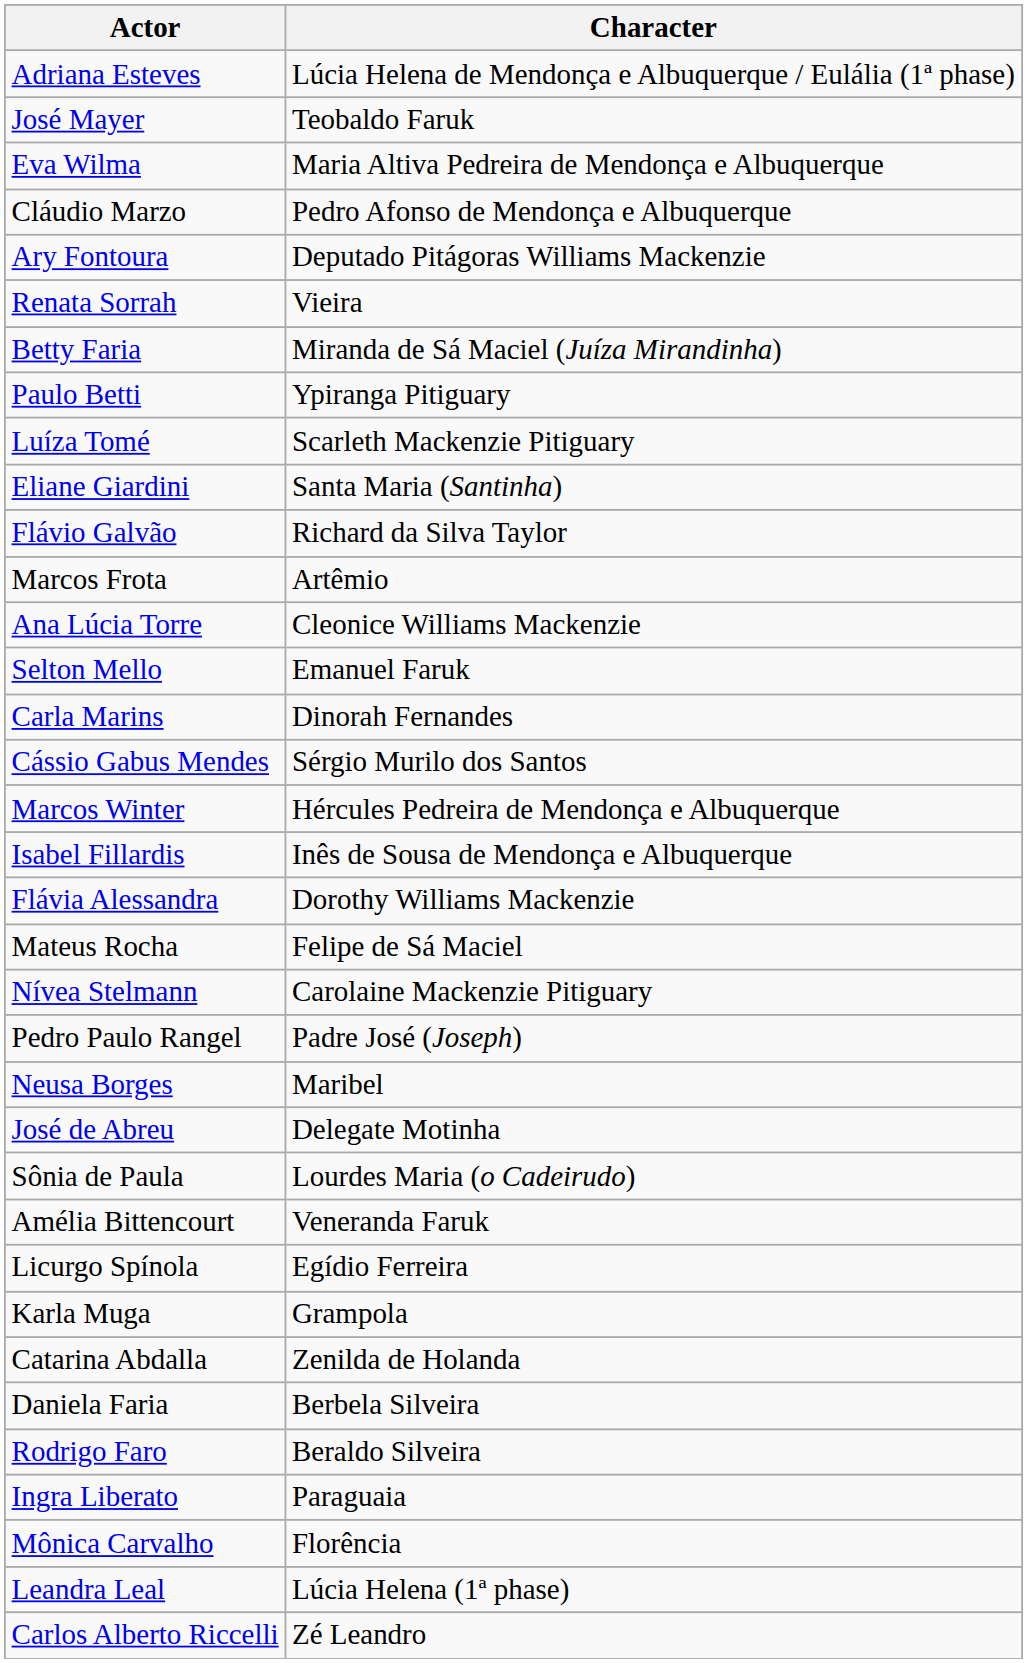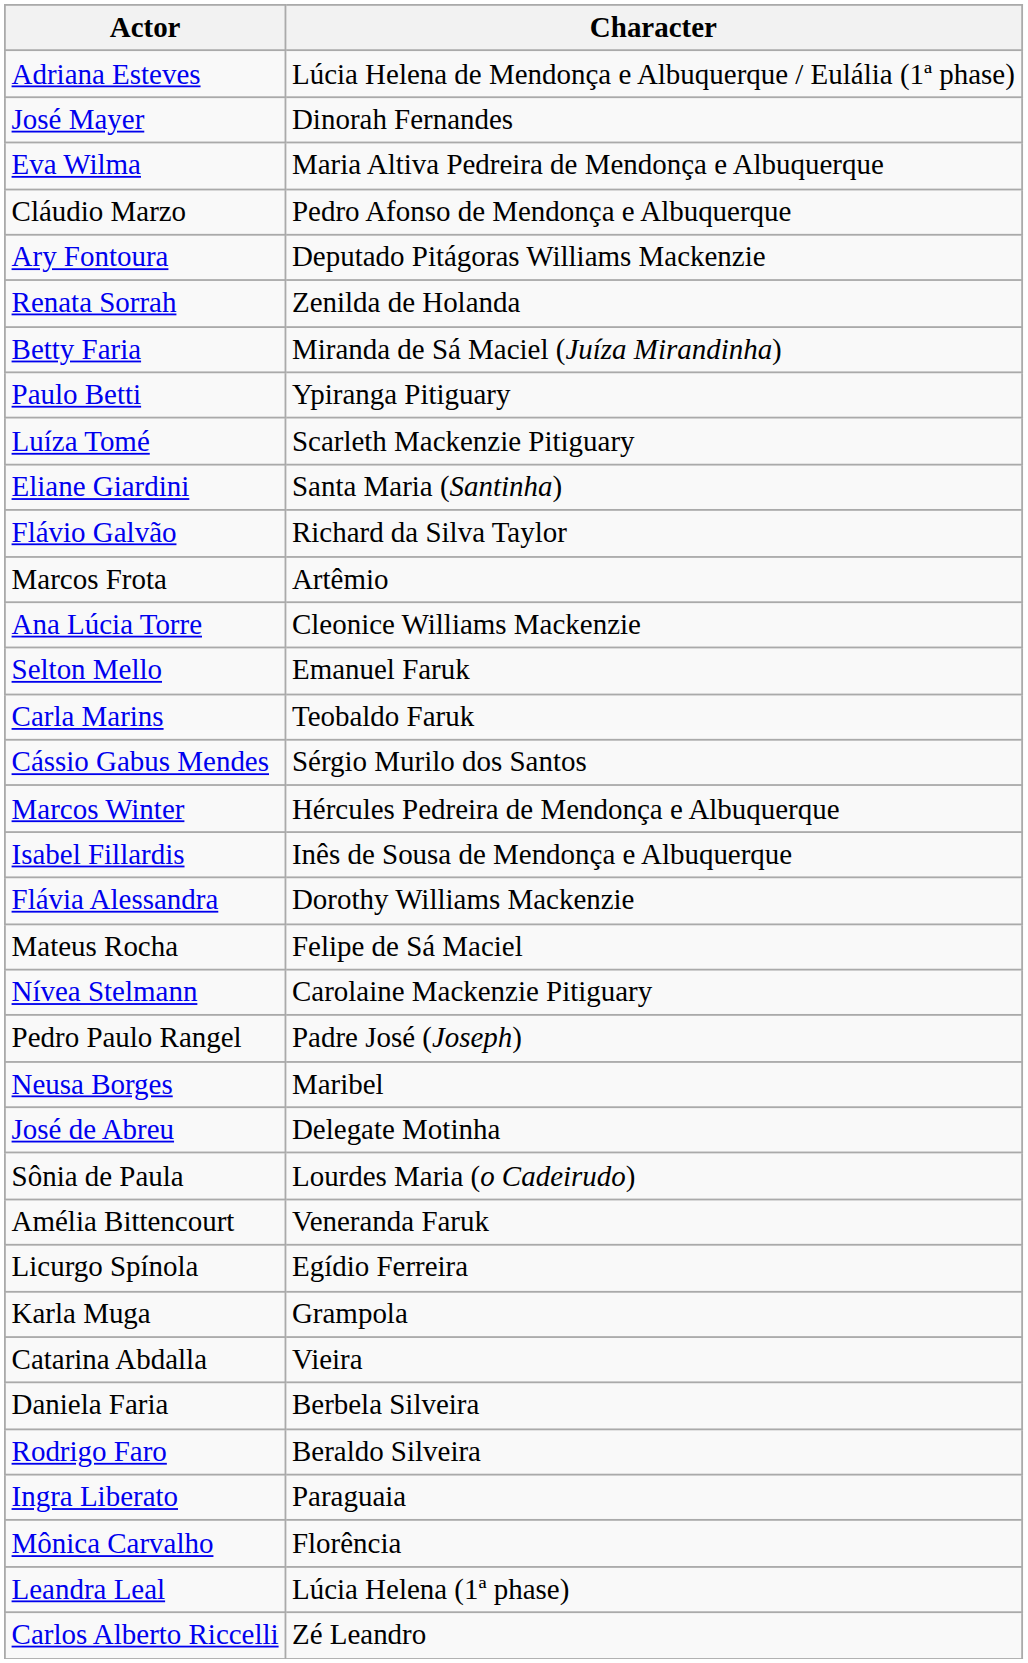(383, 119) Teobaldo Faruk -> (403, 119) Dinorah Fernandes
(327, 303) Vieira -> (406, 303) Zenilda de Holanda
(403, 716) Dinorah Fernandes -> (383, 716) Teobaldo Faruk
(406, 1359) Zenilda de Holanda -> (327, 1359) Vieira
